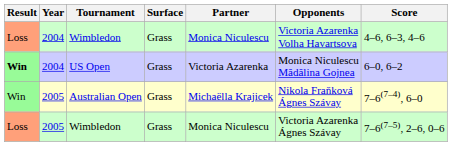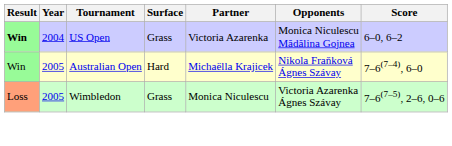- row: (53, 36)
(160, 96) Grass -> (158, 66) Hard
